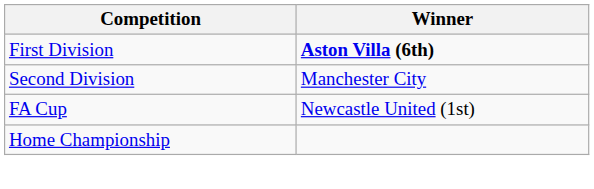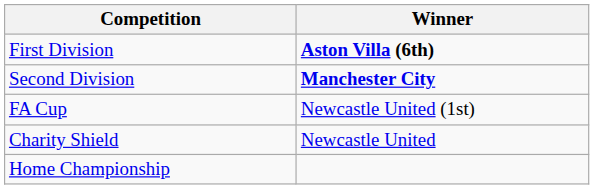(364, 79) normal -> (368, 79) bold
+ row: (64, 139)
